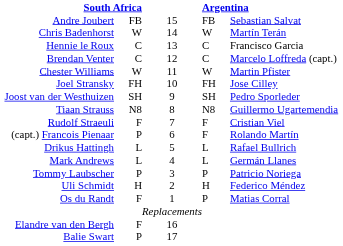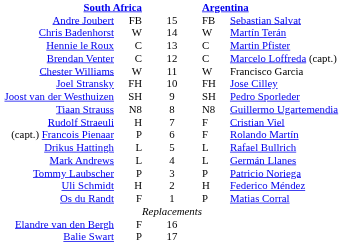(267, 45) Francisco Garcia -> (260, 45) Martin Pfister
(260, 71) Martin Pfister -> (267, 71) Francisco Garcia
(139, 122) F -> (138, 122) H
